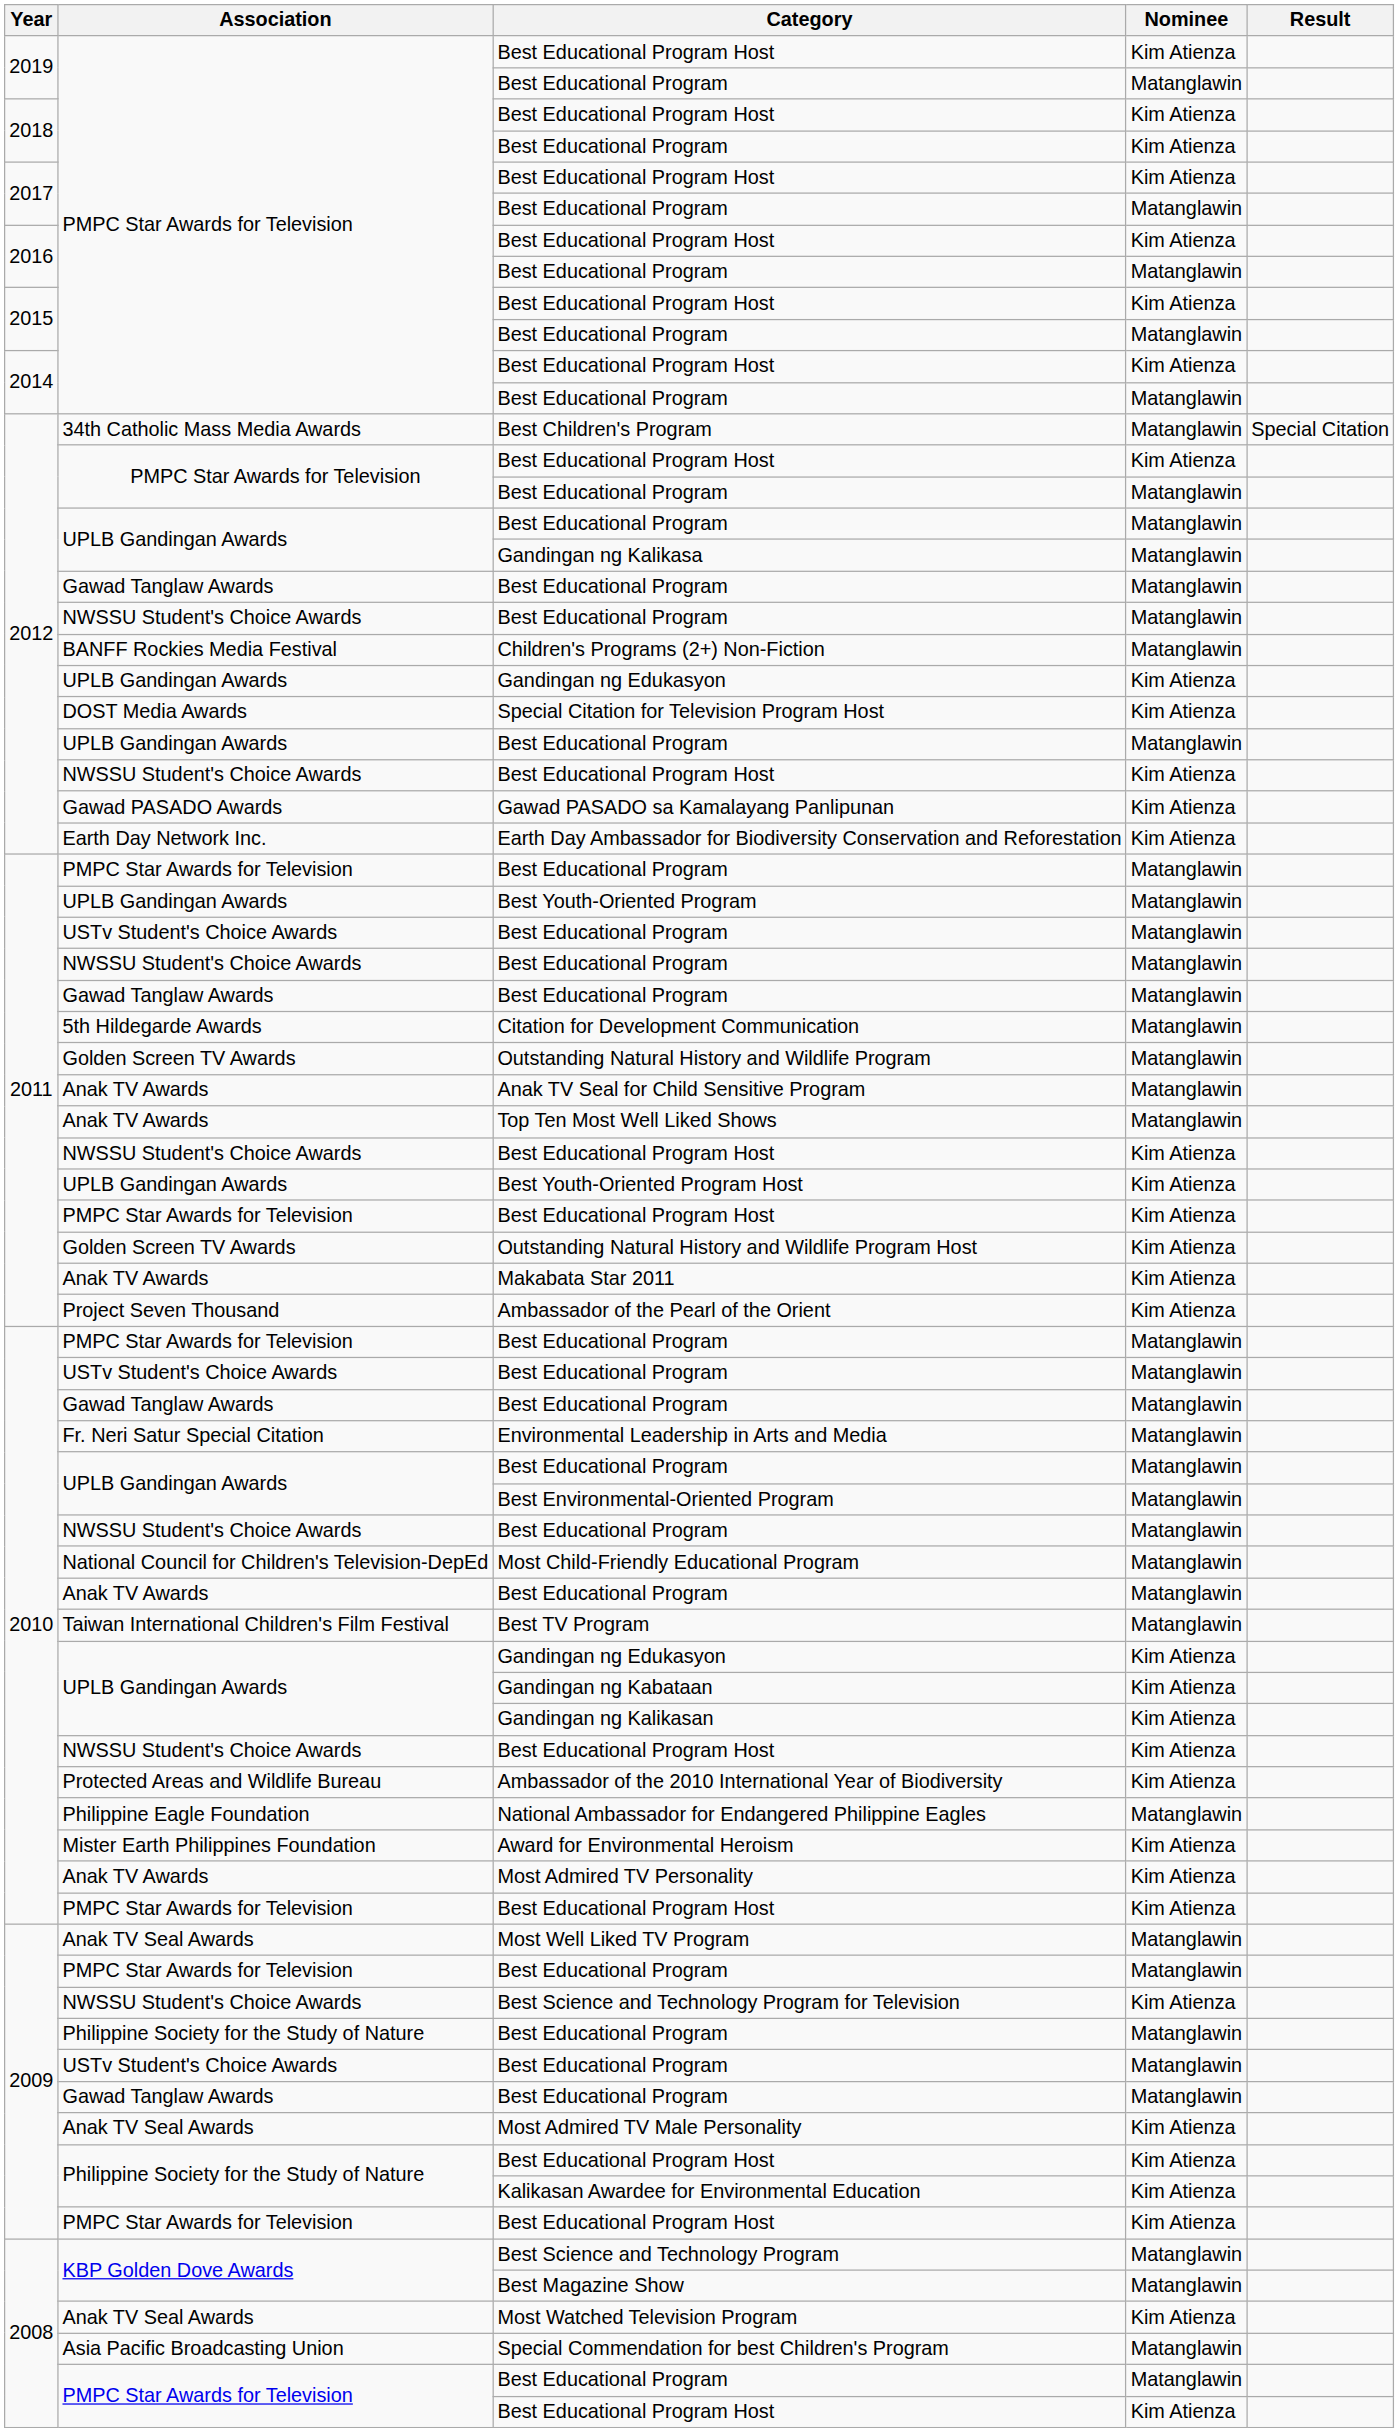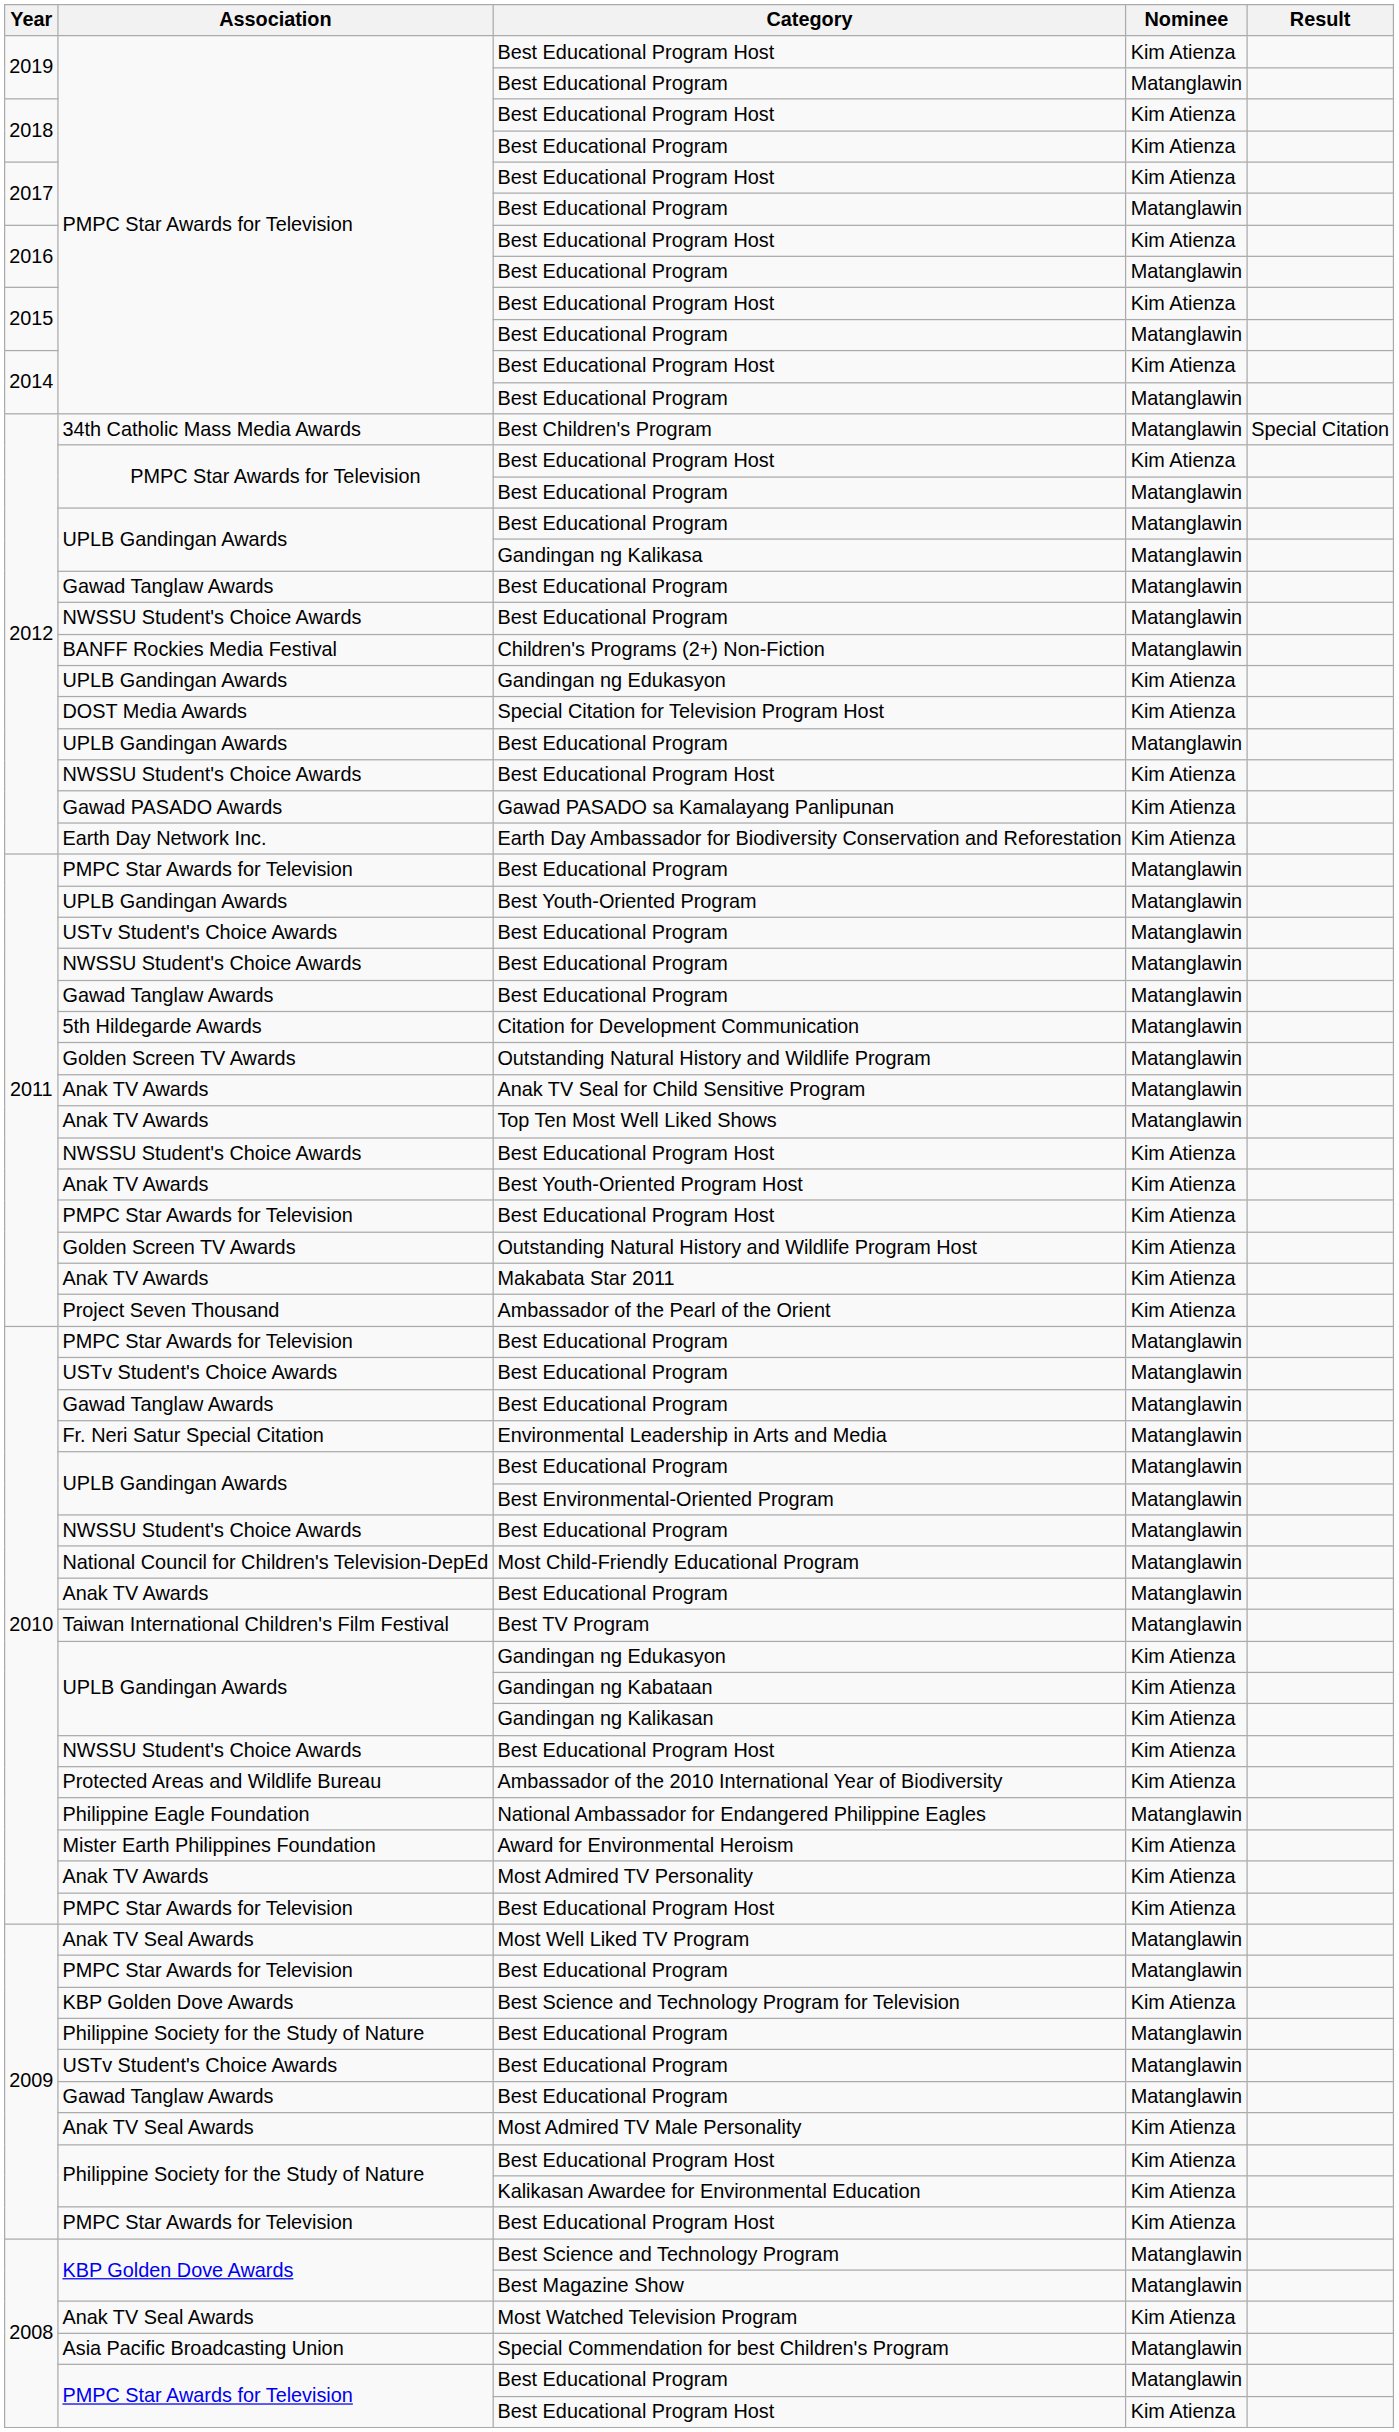(175, 1184) UPLB Gandingan Awards -> (135, 1184) Anak TV Awards
(212, 2002) NWSSU Student's Choice Awards -> (178, 2002) KBP Golden Dove Awards
